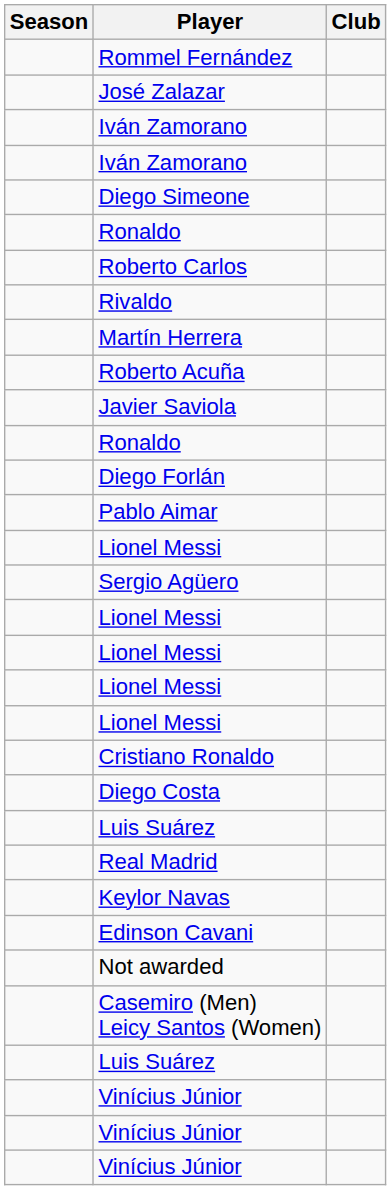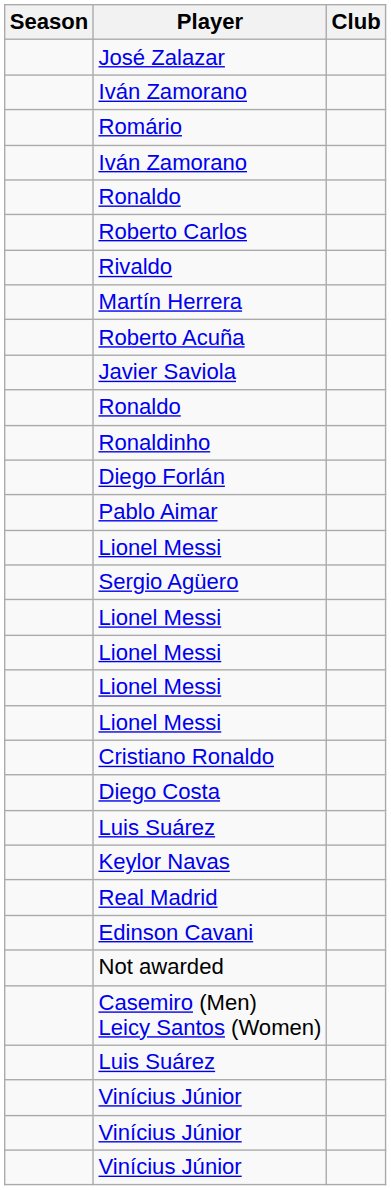- row: (49, 57)
+ row: (49, 127)
- row: (49, 197)
+ row: (49, 442)
rows swapped: (49, 898) <-> (49, 863)
